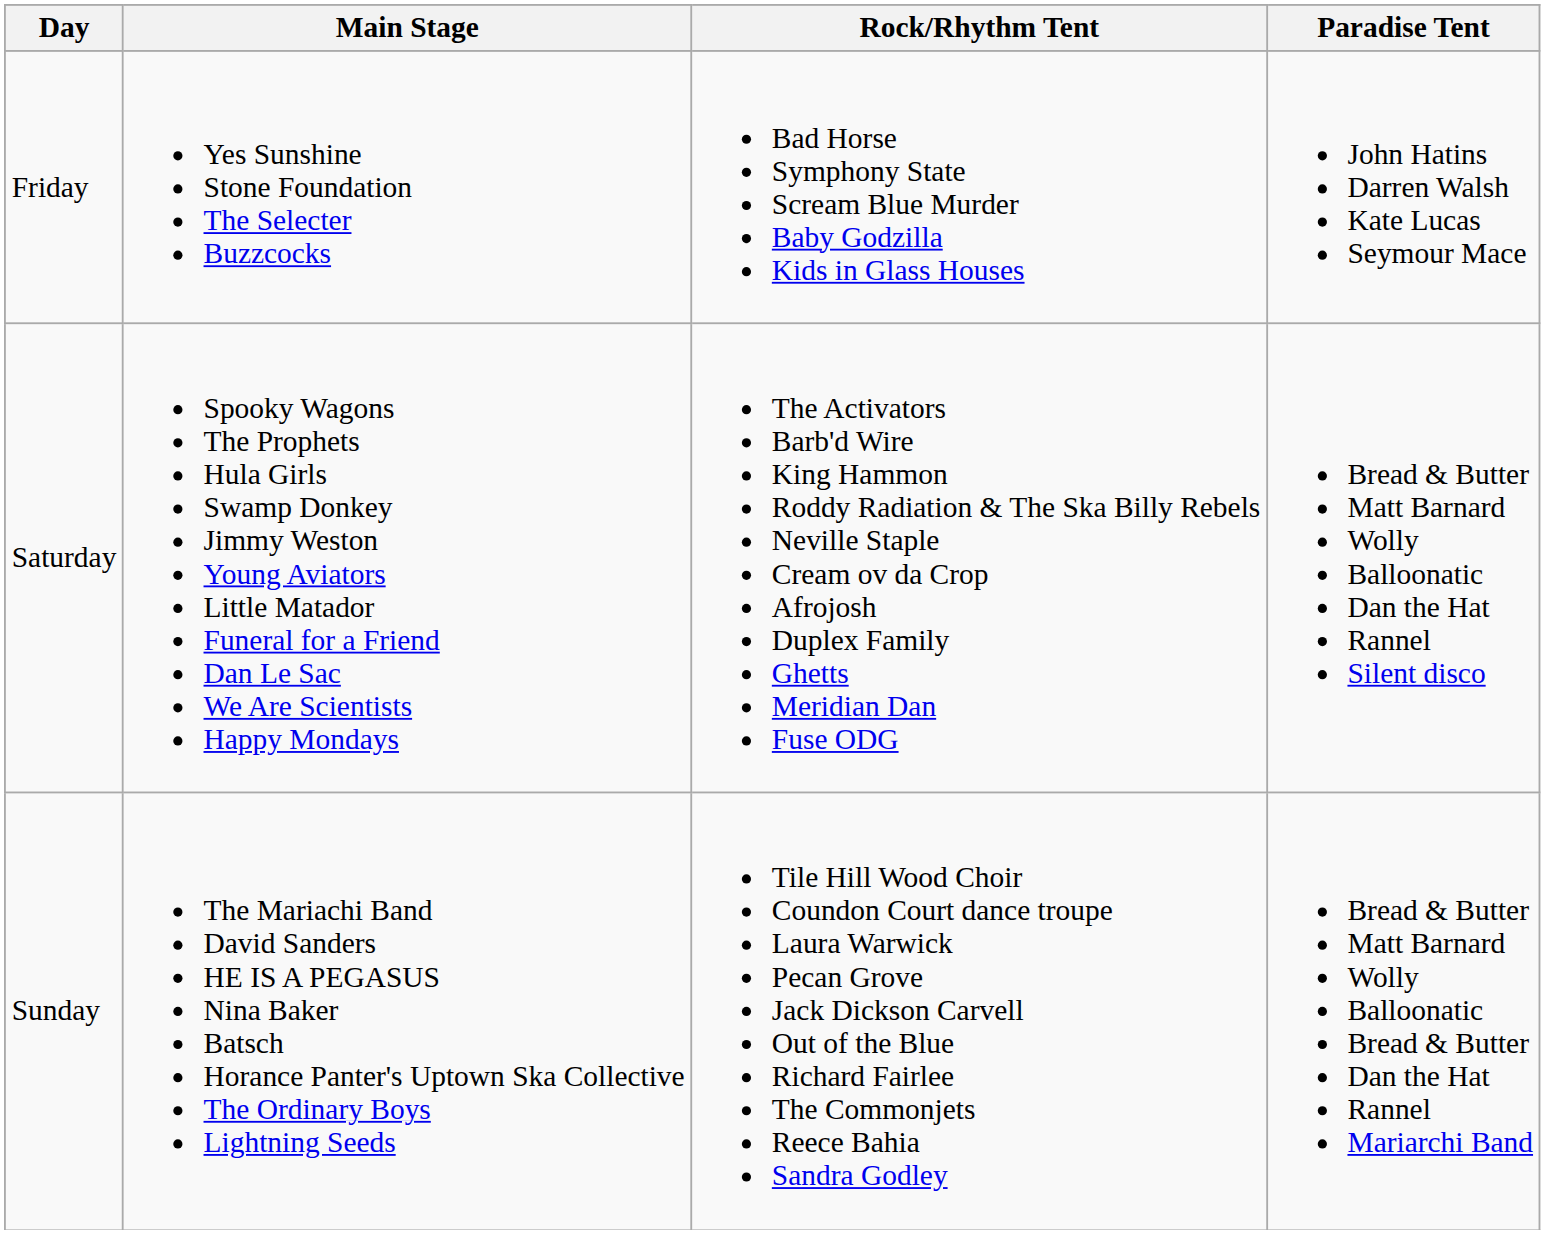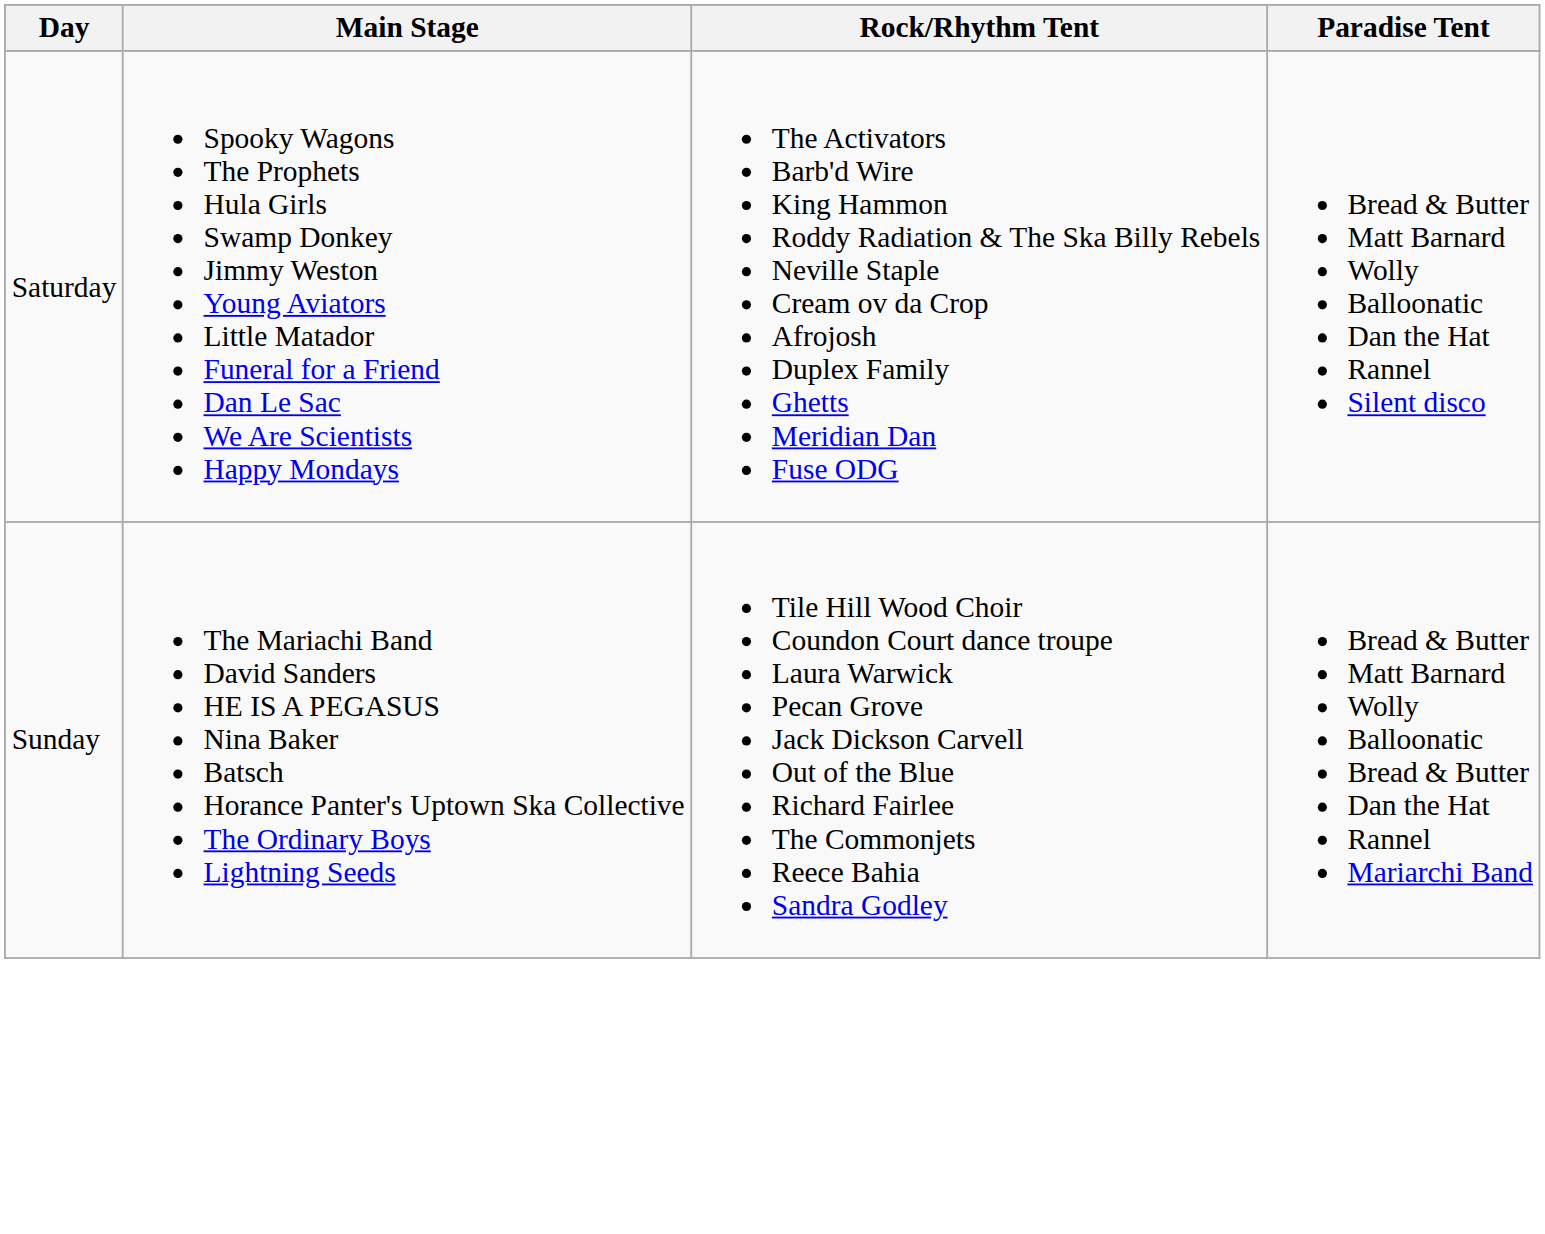- row: (50, 186)
